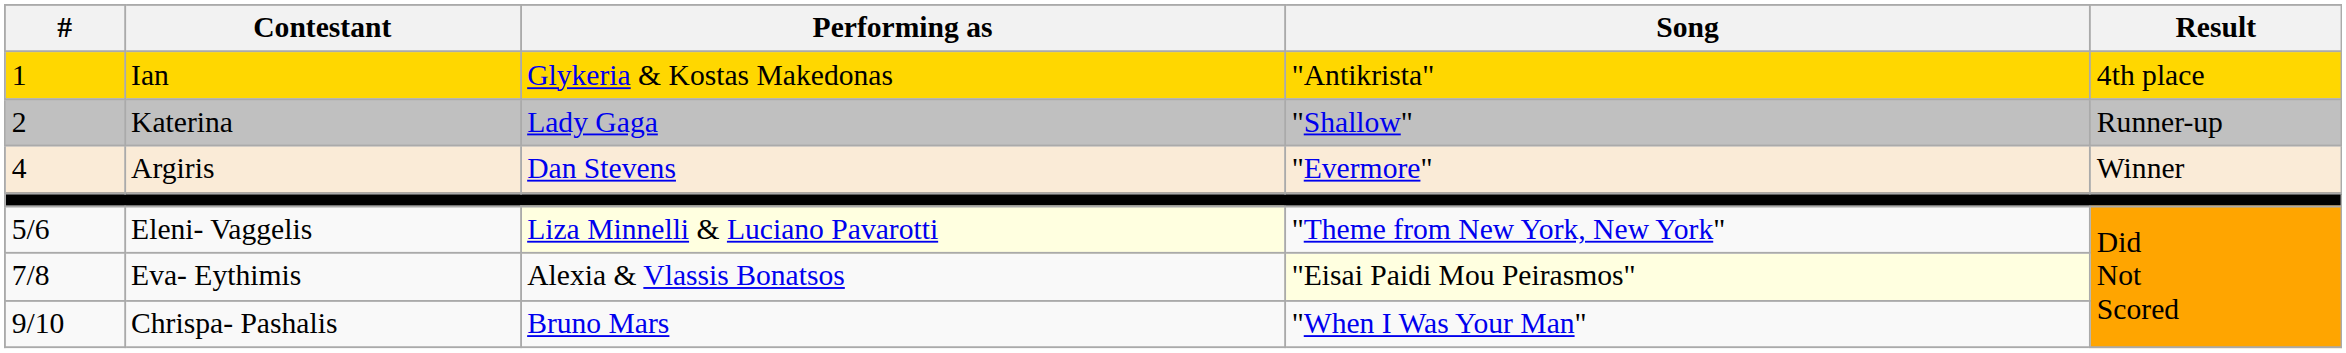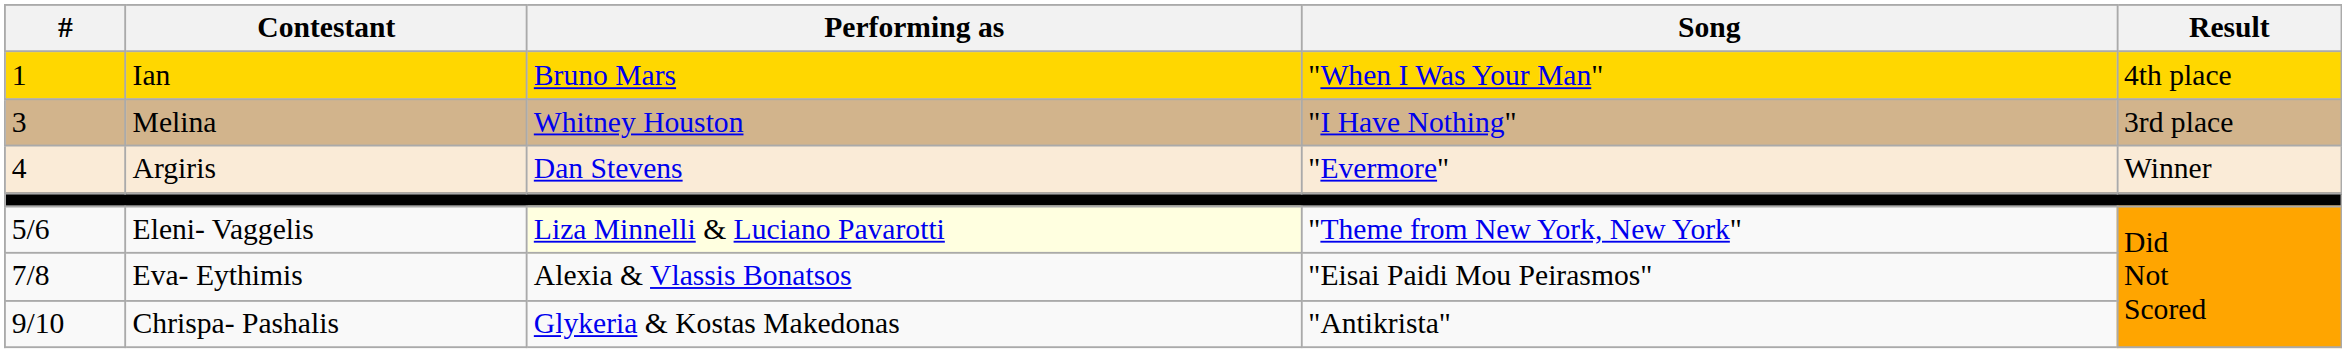(710, 74) Glykeria & Kostas Makedonas -> (605, 74) Bruno Mars
(1363, 74) "Antikrista" -> (1456, 74) "When I Was Your Man"
- row: (182, 121)
+ row: (175, 121)
(1464, 276) lightyellow background -> (1480, 276) no background
(598, 323) Bruno Mars -> (717, 323) Glykeria & Kostas Makedonas
(1439, 323) "When I Was Your Man" -> (1380, 323) "Antikrista"
